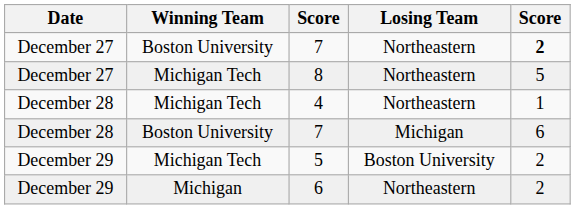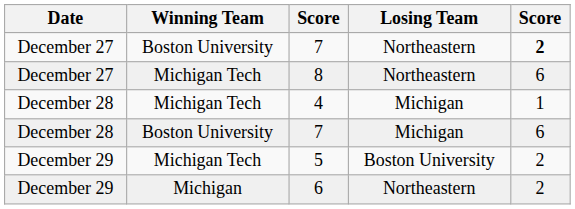(540, 75) 5 -> (540, 75) 6
(429, 103) Northeastern -> (429, 103) Michigan
